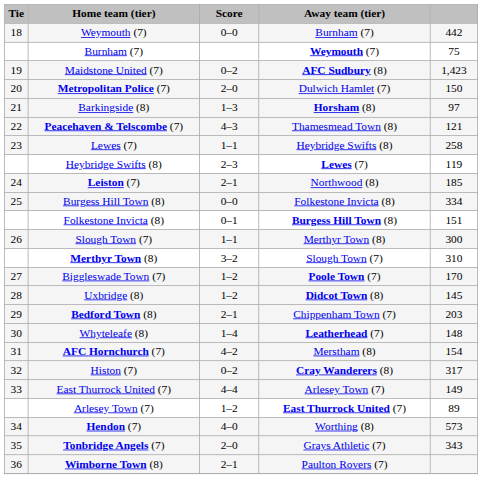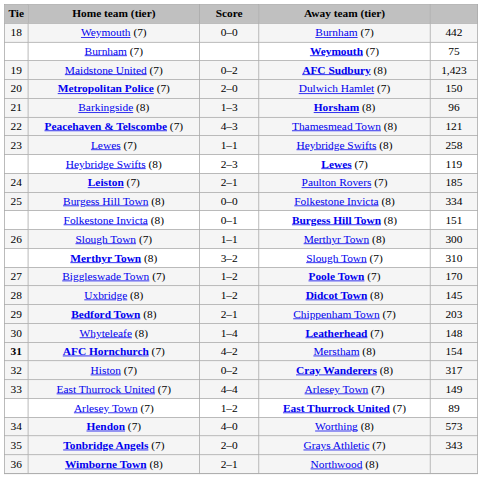(454, 108) 97 -> (454, 108) 96
(345, 183) Northwood (8) -> (345, 183) Paulton Rovers (7)
(16, 351) normal -> (16, 351) bold
(345, 464) Paulton Rovers (7) -> (345, 464) Northwood (8)
